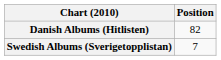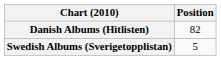(195, 47) 7 -> (195, 47) 5
